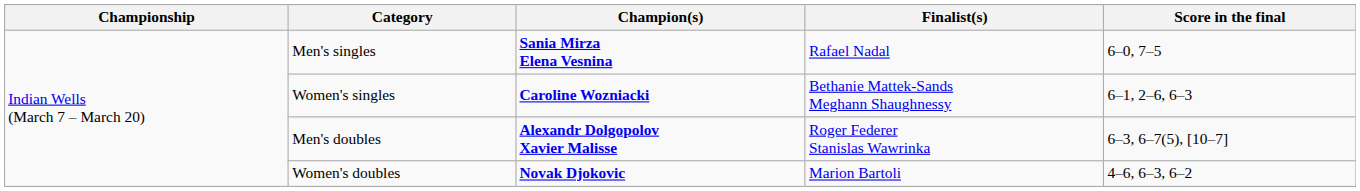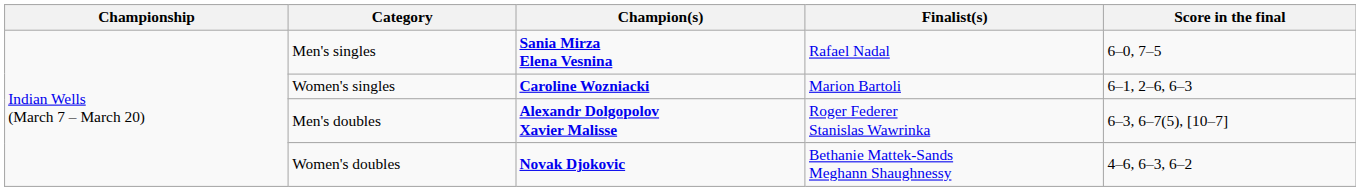(881, 95) Bethanie Mattek-Sands Meghann Shaughnessy -> (855, 86) Marion Bartoli
(855, 173) Marion Bartoli -> (881, 164) Bethanie Mattek-Sands Meghann Shaughnessy
